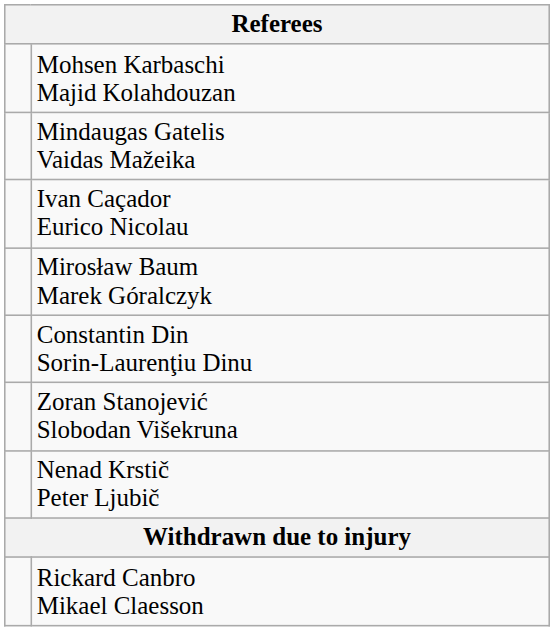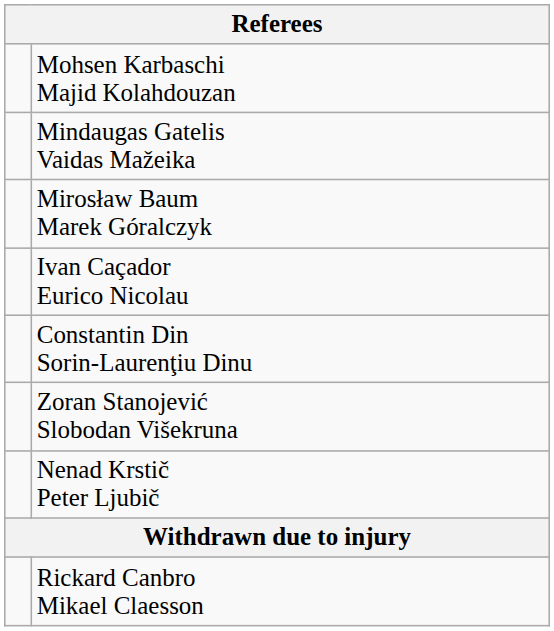rows swapped: (124, 280) <-> (113, 213)
